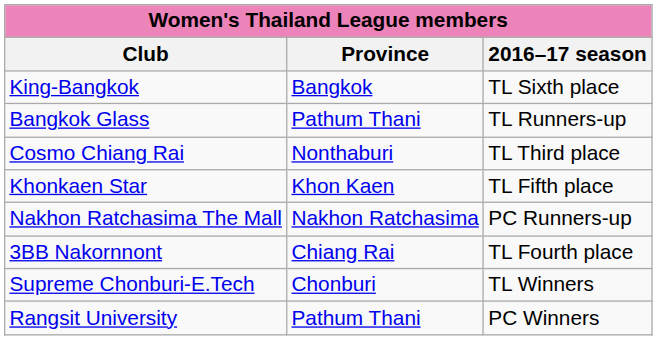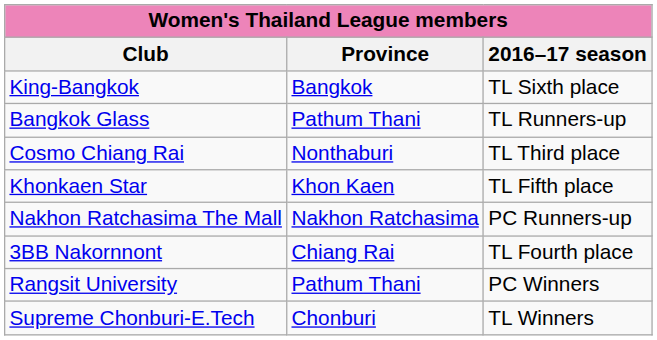rows swapped: (93, 317) <-> (132, 284)
